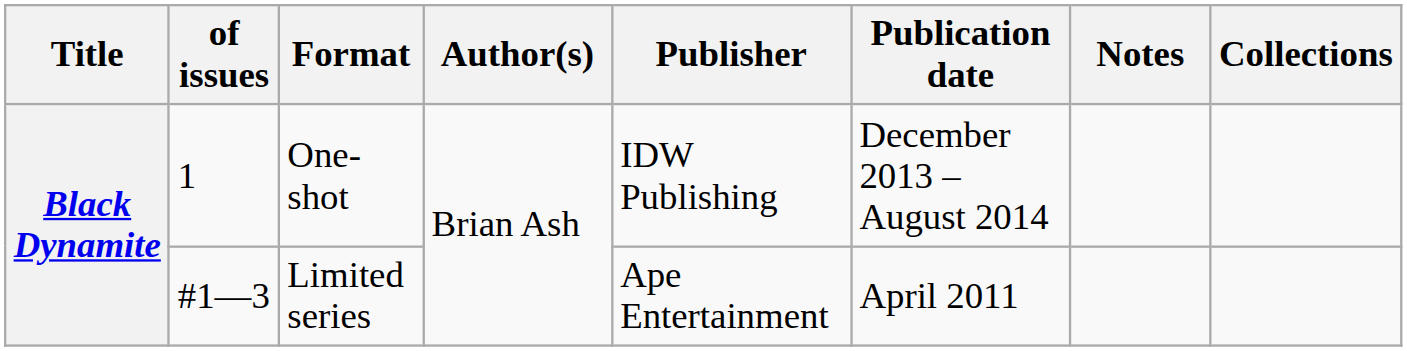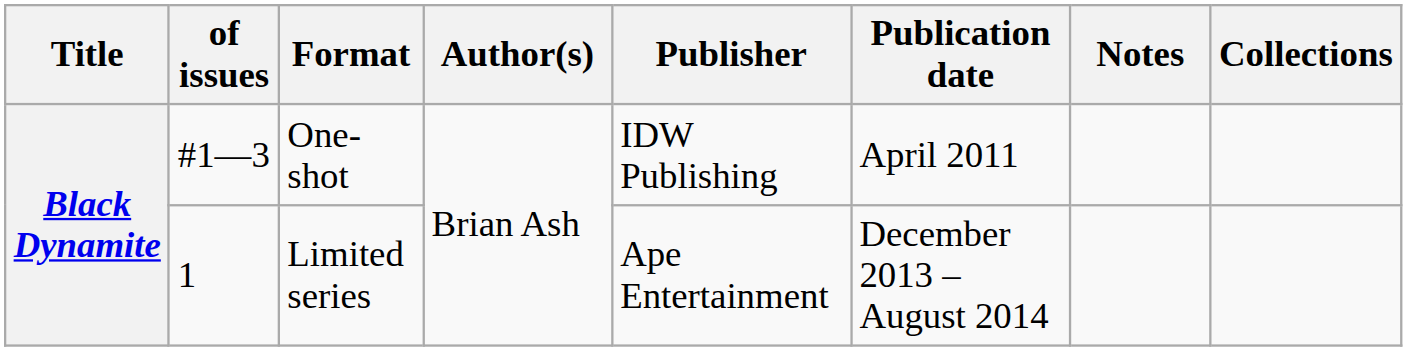(187, 174) 1 -> (224, 154) #1—3
(954, 174) December 2013 – August 2014 -> (939, 154) April 2011
(224, 295) #1—3 -> (187, 274) 1
(939, 295) April 2011 -> (954, 274) December 2013 – August 2014
